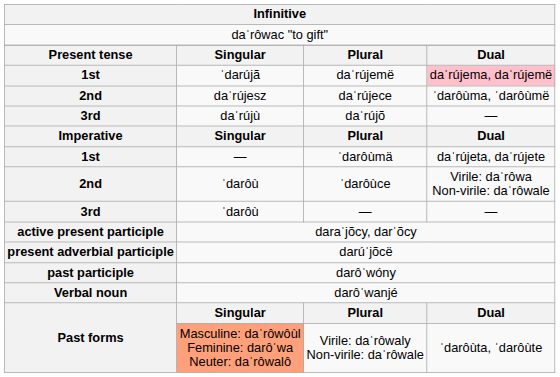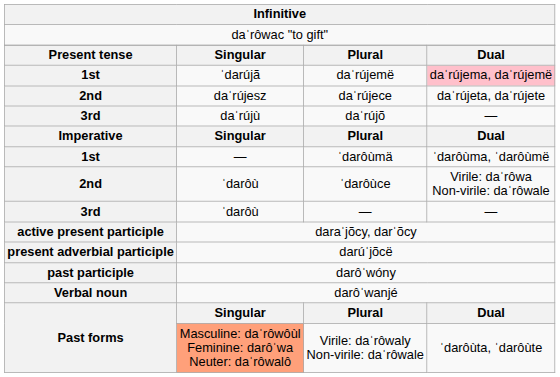(491, 95) ˈdarôùma, ˈdarôùmë -> (491, 95) daˈrújeta, daˈrújete
(491, 156) daˈrújeta, daˈrújete -> (491, 156) ˈdarôùma, ˈdarôùmë
